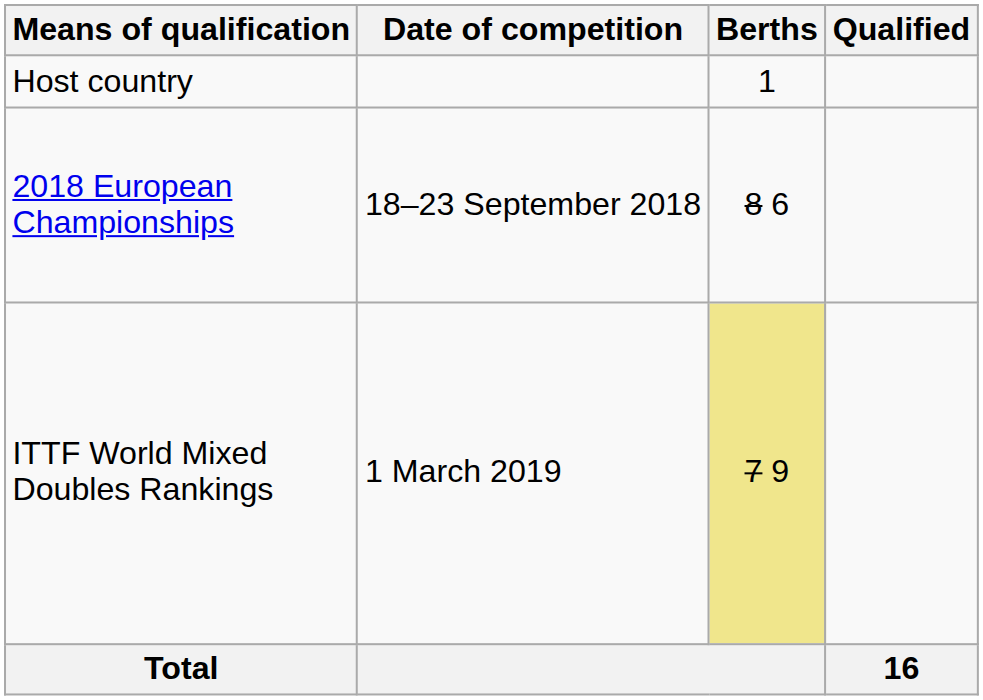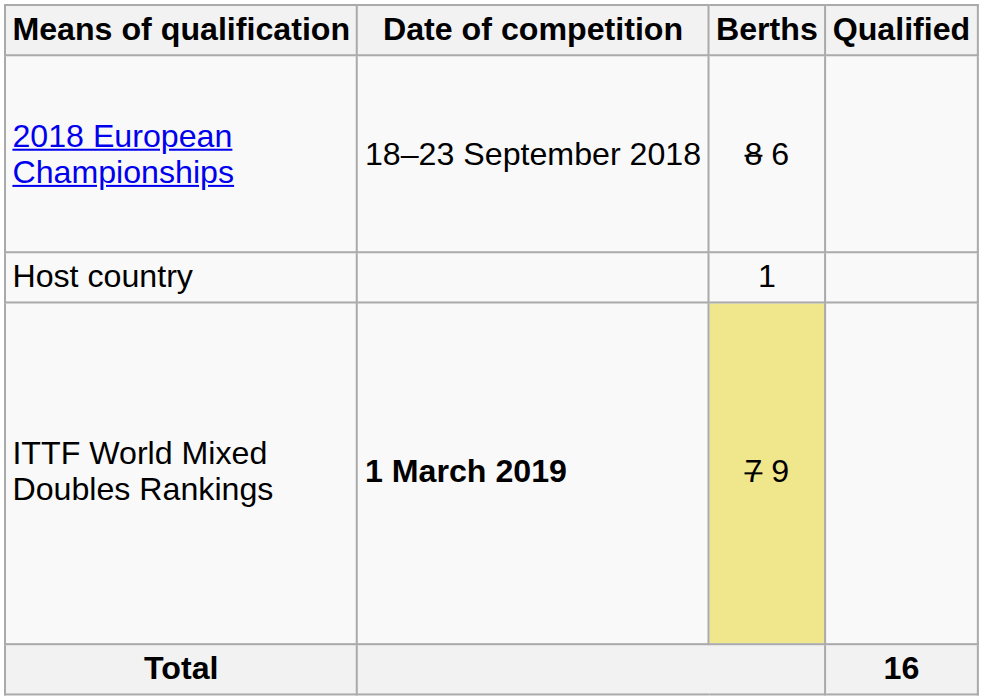rows swapped: (103, 81) <-> (123, 204)
(463, 472) normal -> (466, 472) bold
